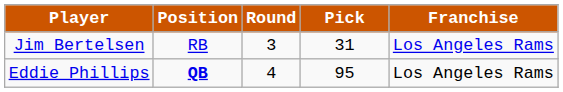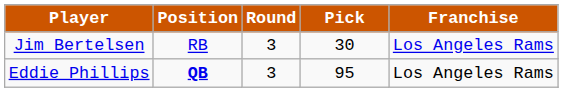(345, 46) 31 -> (345, 46) 30
(271, 73) 4 -> (271, 73) 3
